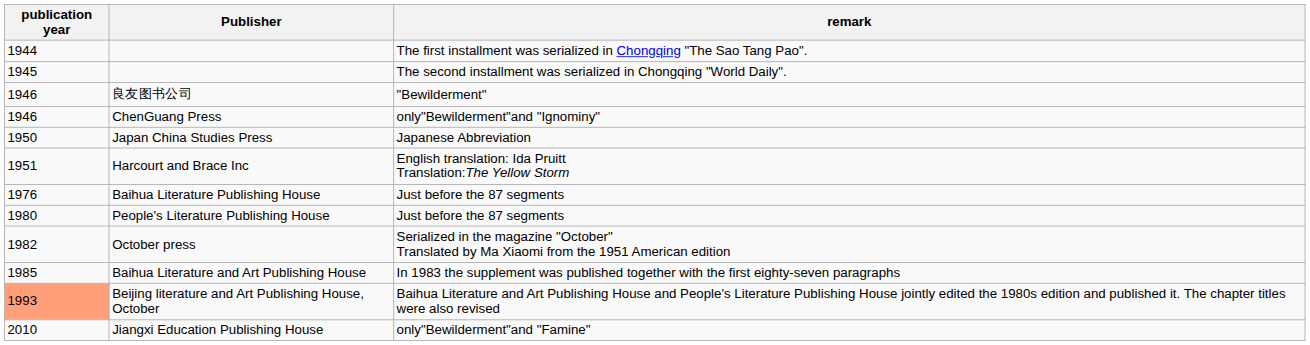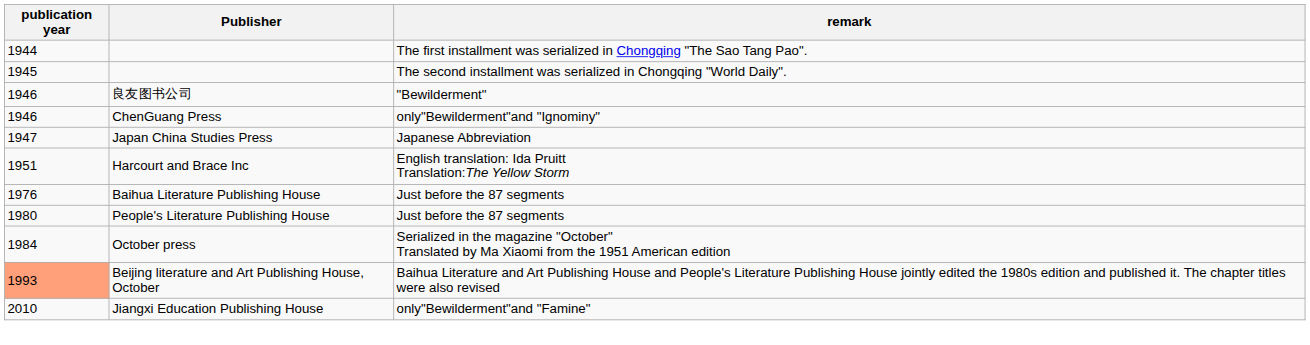(22, 137) 1950 -> (22, 137) 1947
(22, 244) 1982 -> (22, 244) 1984
- row: (239, 272)
